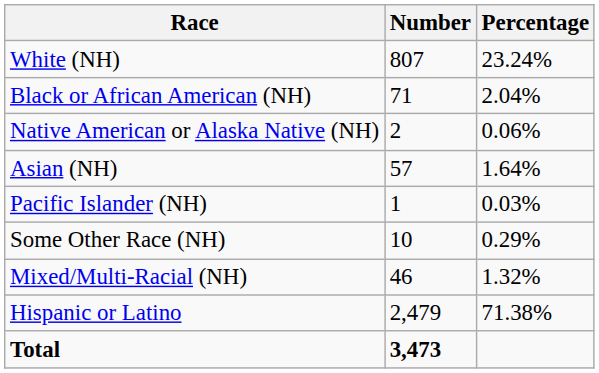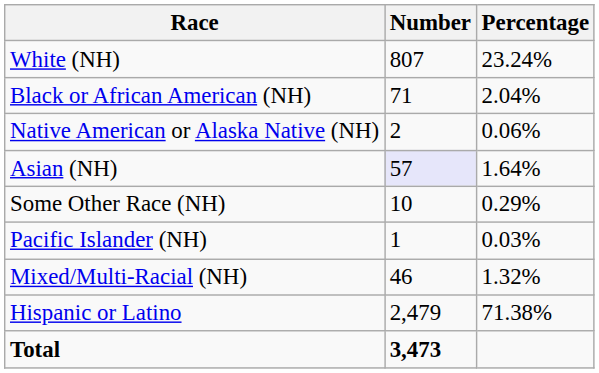(401, 167) no background -> (401, 167) lavender background
rows swapped: (108, 204) <-> (118, 240)
